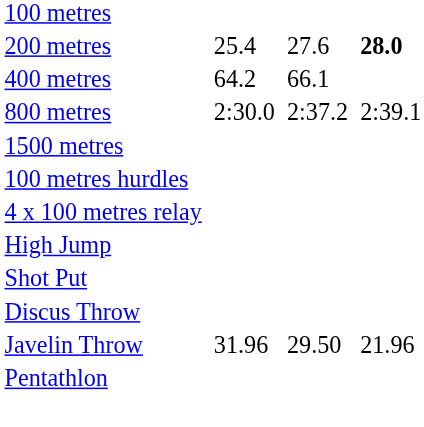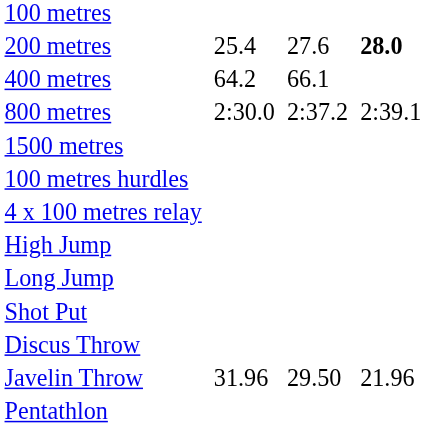+ row: (59, 278)
